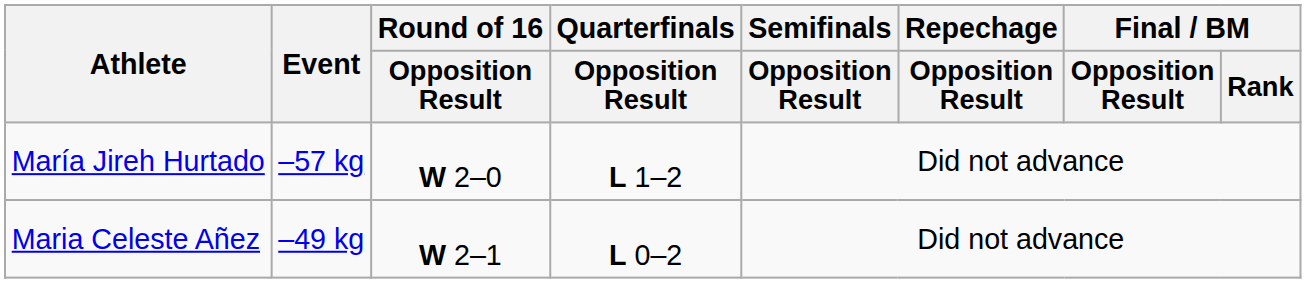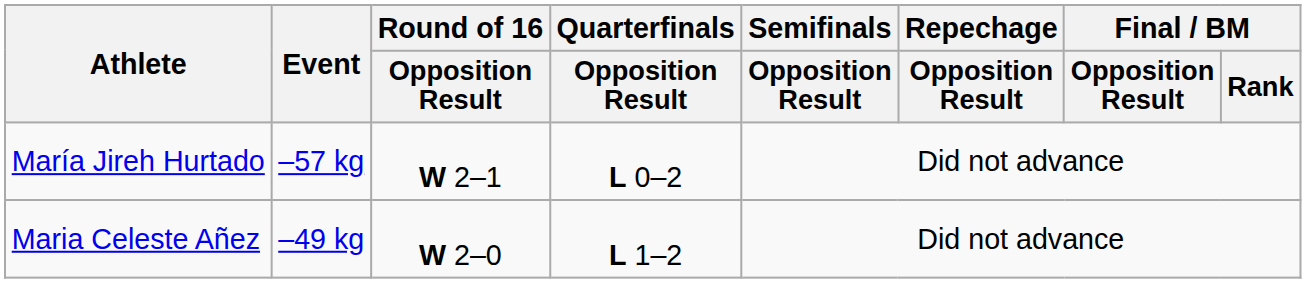(460, 178) W 2–0 -> (460, 178) W 2–1
(646, 178) L 1–2 -> (646, 178) L 0–2
(460, 255) W 2–1 -> (460, 255) W 2–0
(646, 255) L 0–2 -> (646, 255) L 1–2
